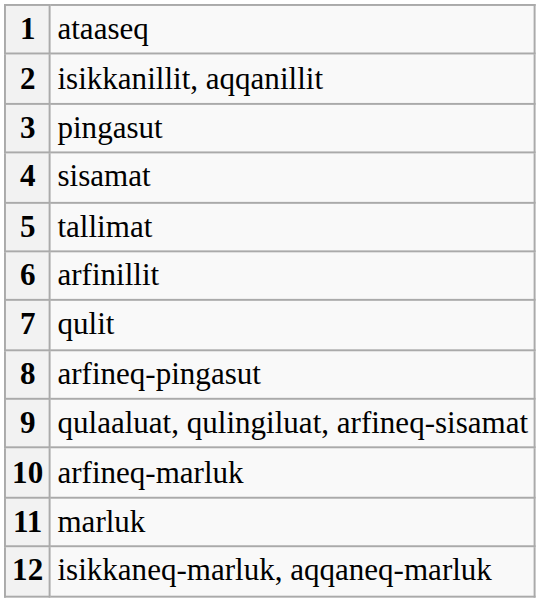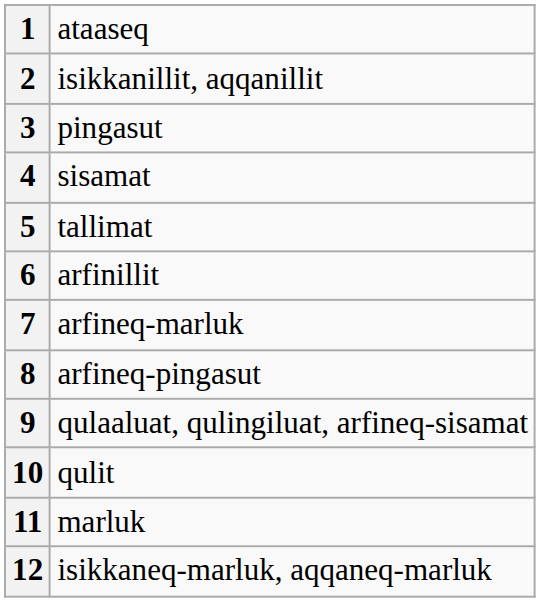(86, 324) qulit -> (151, 324) arfineq-marluk
(151, 472) arfineq-marluk -> (86, 472) qulit
